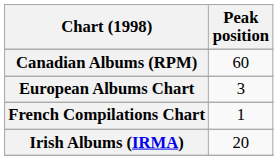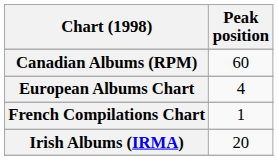(241, 89) 3 -> (241, 89) 4
